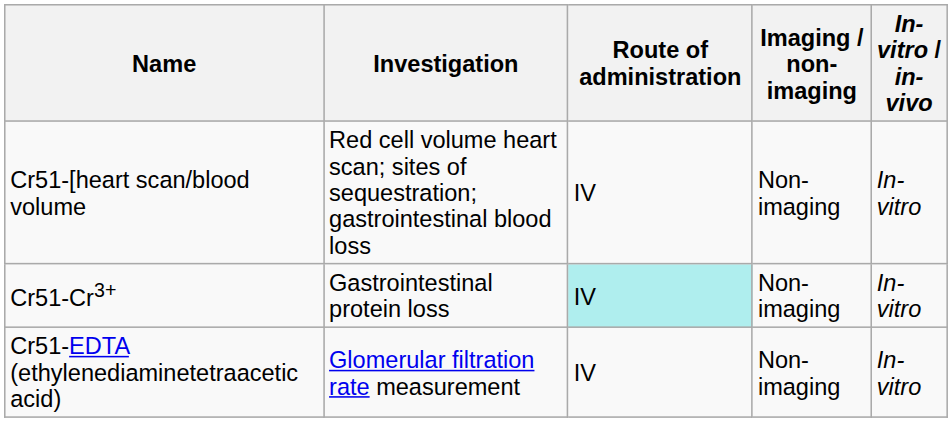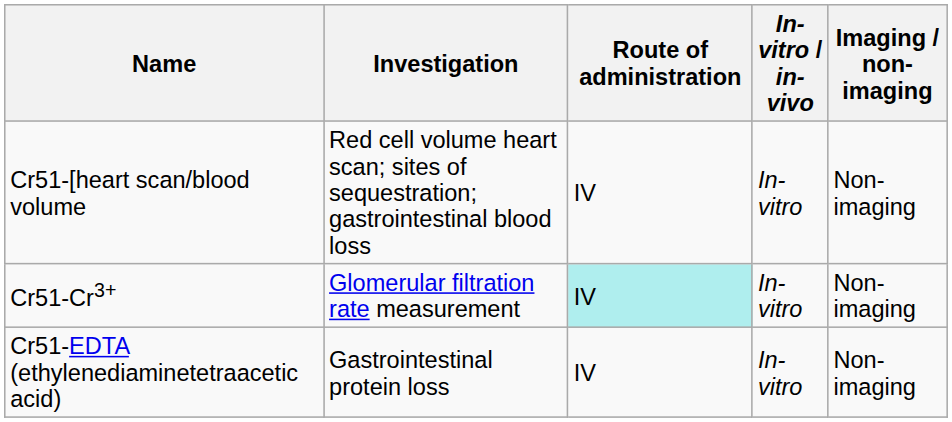columns swapped: (909, 63) <-> (812, 63)
(411, 296) Gastrointestinal protein loss -> (432, 296) Glomerular filtration rate measurement
(432, 373) Glomerular filtration rate measurement -> (411, 373) Gastrointestinal protein loss
